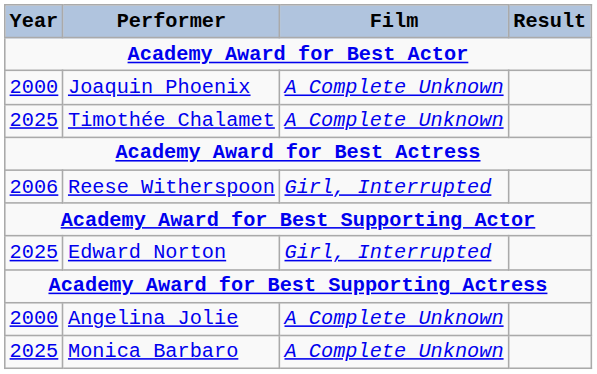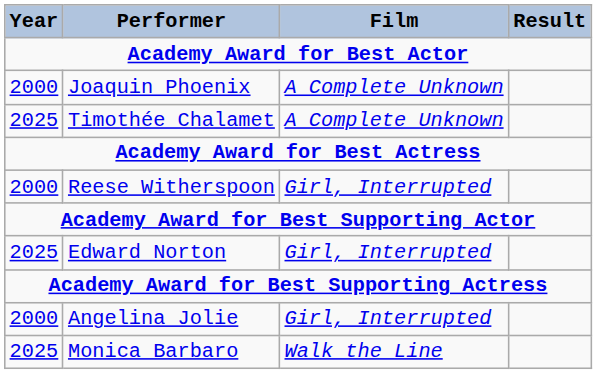(34, 187) 2006 -> (34, 187) 2000
(394, 319) A Complete Unknown -> (388, 319) Girl, Interrupted
(394, 352) A Complete Unknown -> (364, 352) Walk the Line
